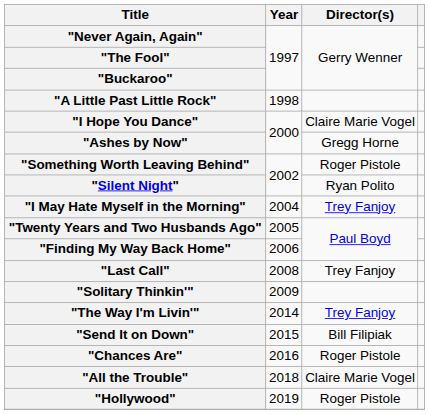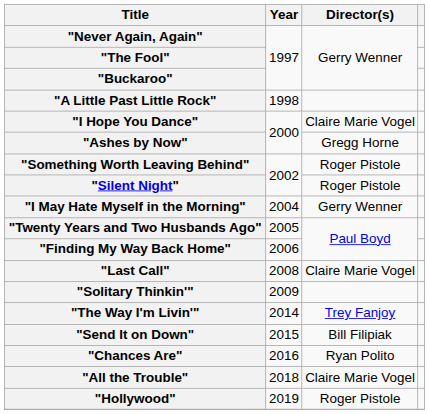(360, 185) Ryan Polito -> (360, 185) Roger Pistole
(360, 206) Trey Fanjoy -> (360, 206) Gerry Wenner
(360, 270) Trey Fanjoy -> (360, 270) Claire Marie Vogel
(360, 356) Roger Pistole -> (360, 356) Ryan Polito
